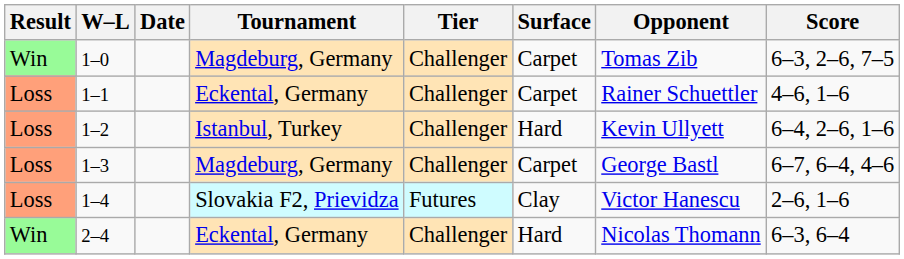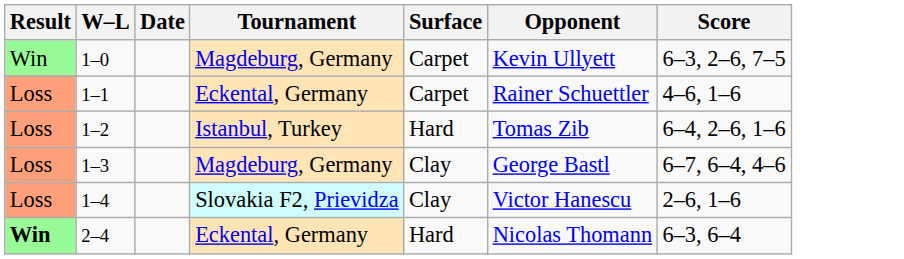- column: (458, 22)
(649, 57) Tomas Zib -> (554, 57) Kevin Ullyett
(663, 128) Kevin Ullyett -> (541, 128) Tomas Zib
(547, 164) Carpet -> (430, 164) Clay
(29, 235) normal -> (30, 235) bold
